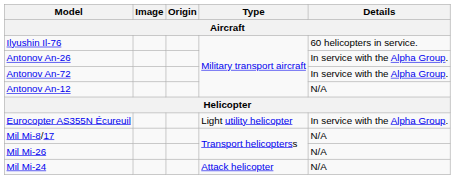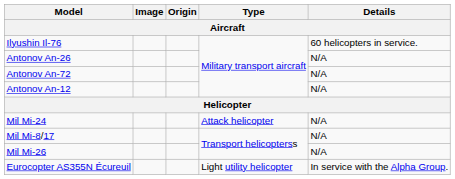(379, 58) In service with the Alpha Group. -> (319, 58) N/A
(379, 74) In service with the Alpha Group. -> (319, 74) N/A
rows swapped: (69, 120) <-> (26, 167)
